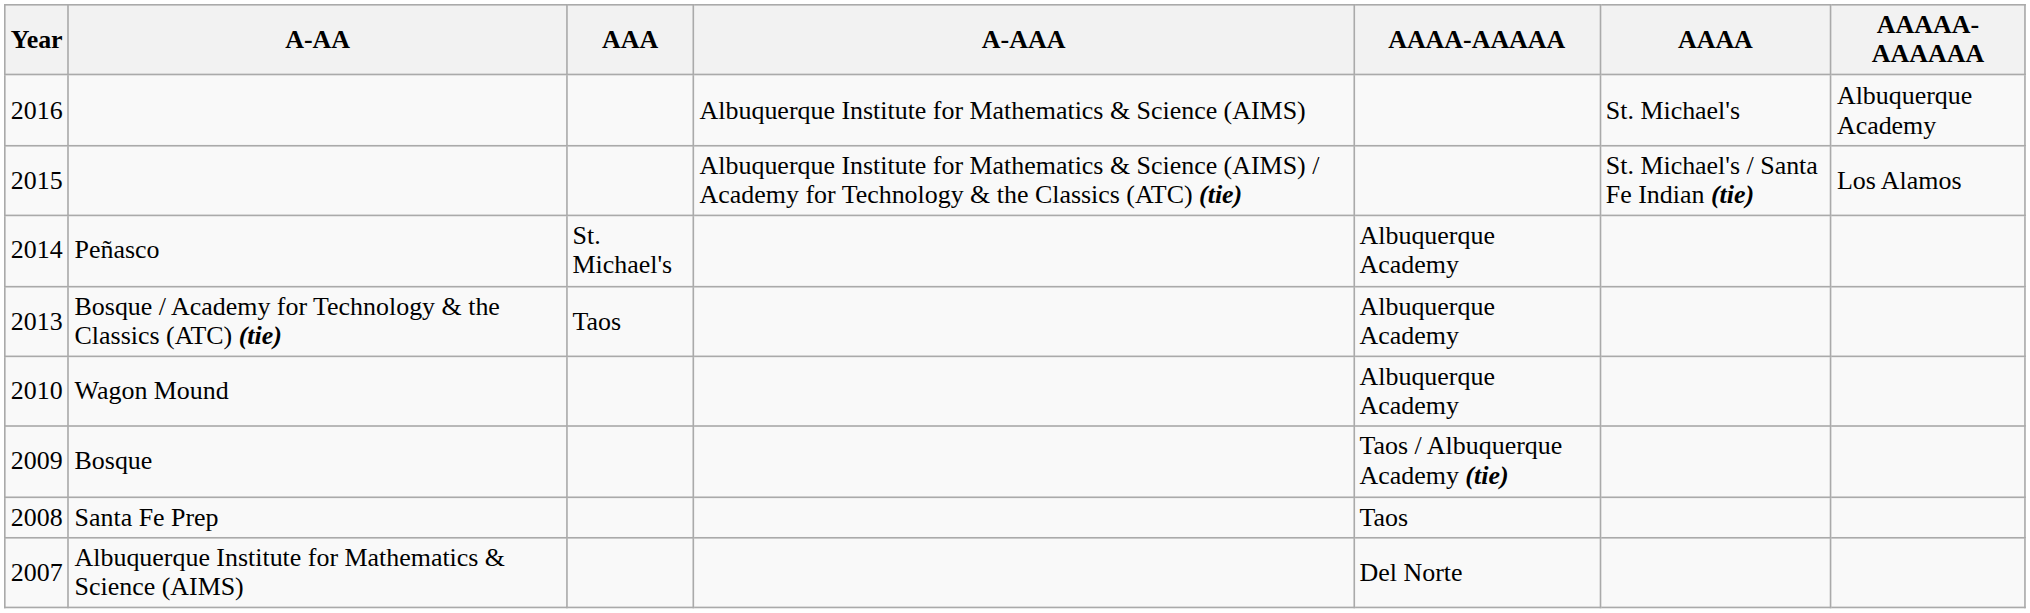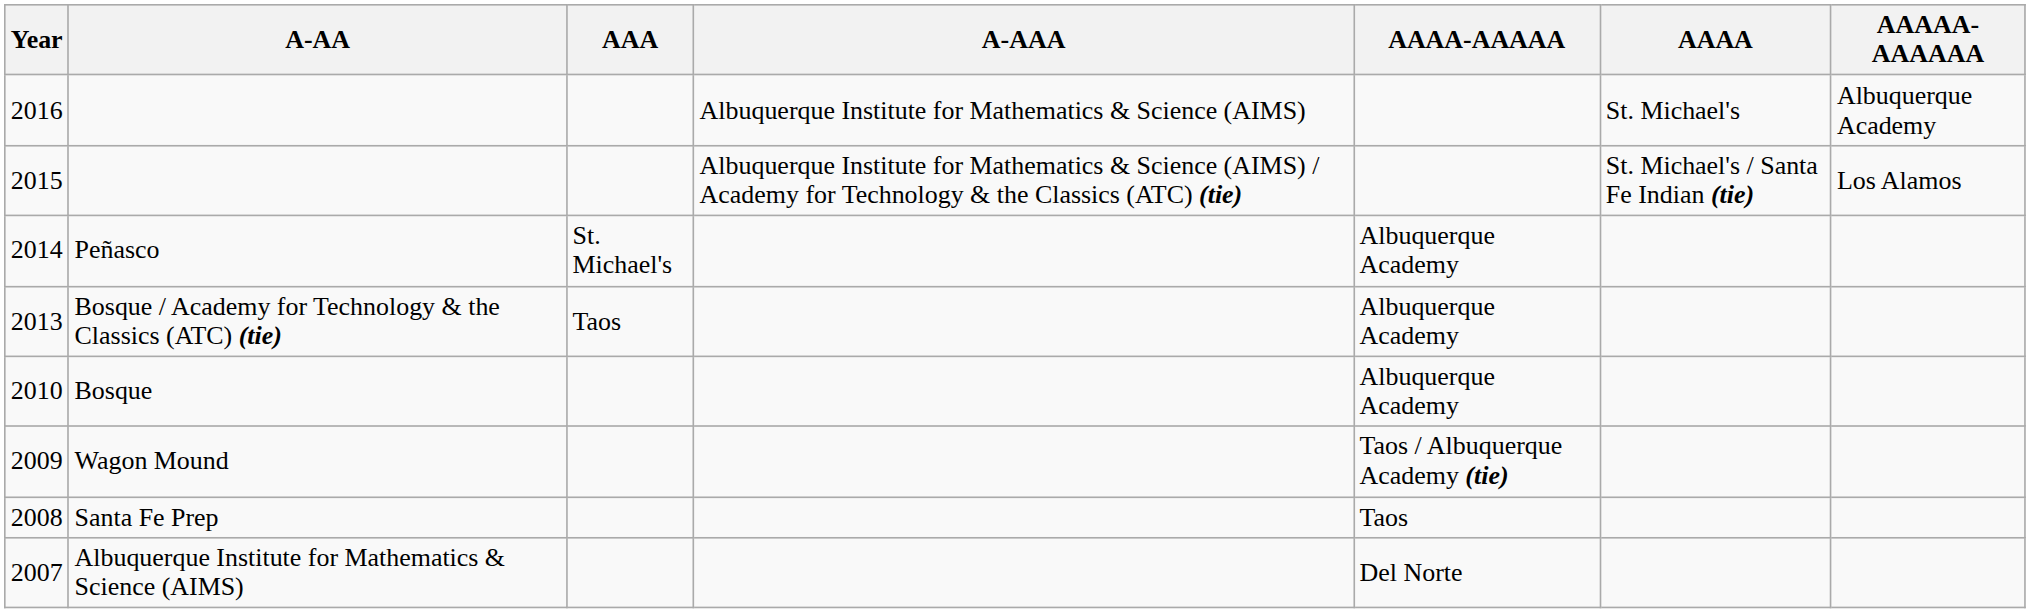(152, 390) Wagon Mound -> (113, 390) Bosque
(113, 461) Bosque -> (152, 461) Wagon Mound
